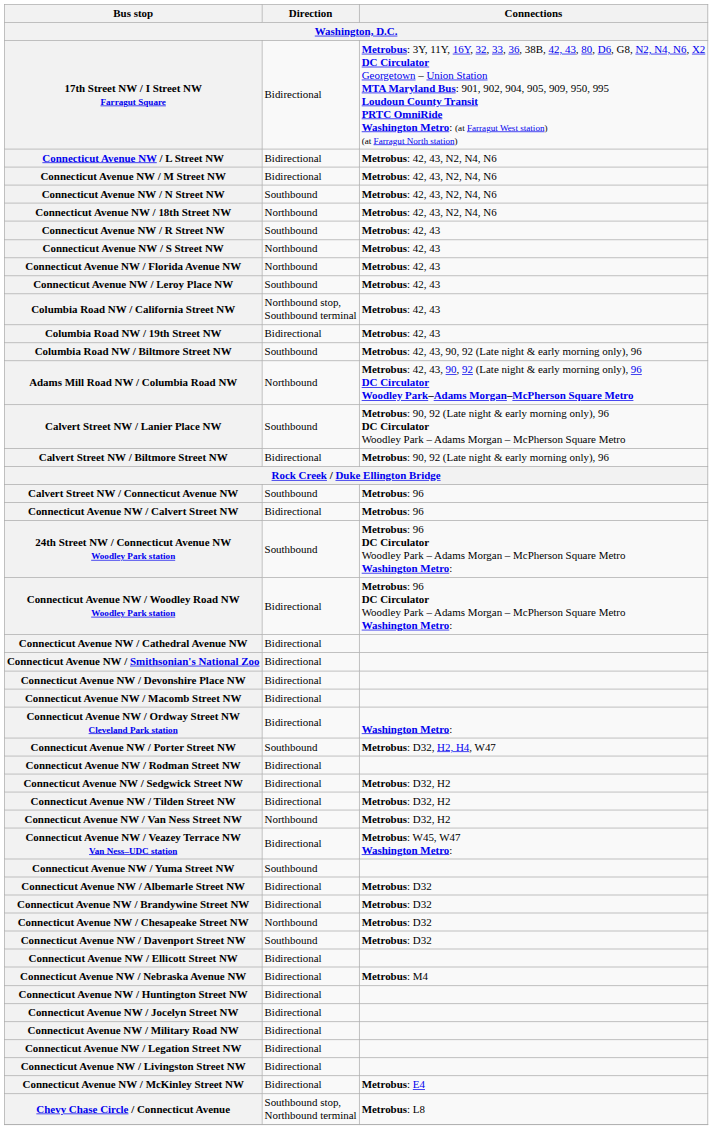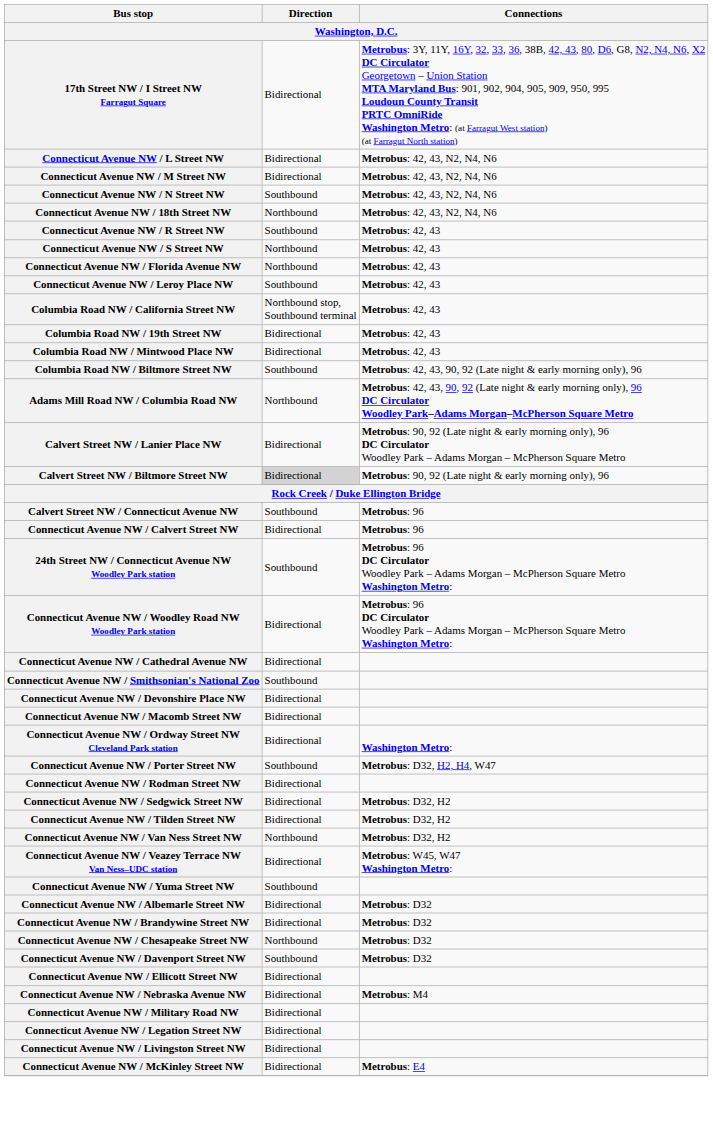+ row: (133, 351)
(291, 426) Southbound -> (293, 444) Bidirectional
(293, 457) no background -> (293, 475) lightgrey background
(293, 662) Bidirectional -> (291, 680) Southbound
- row: (133, 994)
- row: (133, 1012)
- row: (133, 1109)
